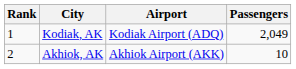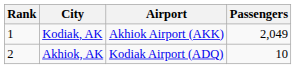(166, 34) Kodiak Airport (ADQ) -> (166, 34) Akhiok Airport (AKK)
(166, 53) Akhiok Airport (AKK) -> (166, 53) Kodiak Airport (ADQ)
